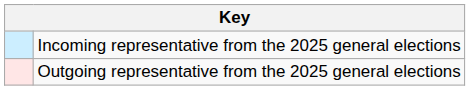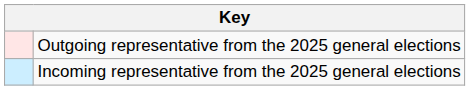rows swapped: (249, 71) <-> (249, 44)
